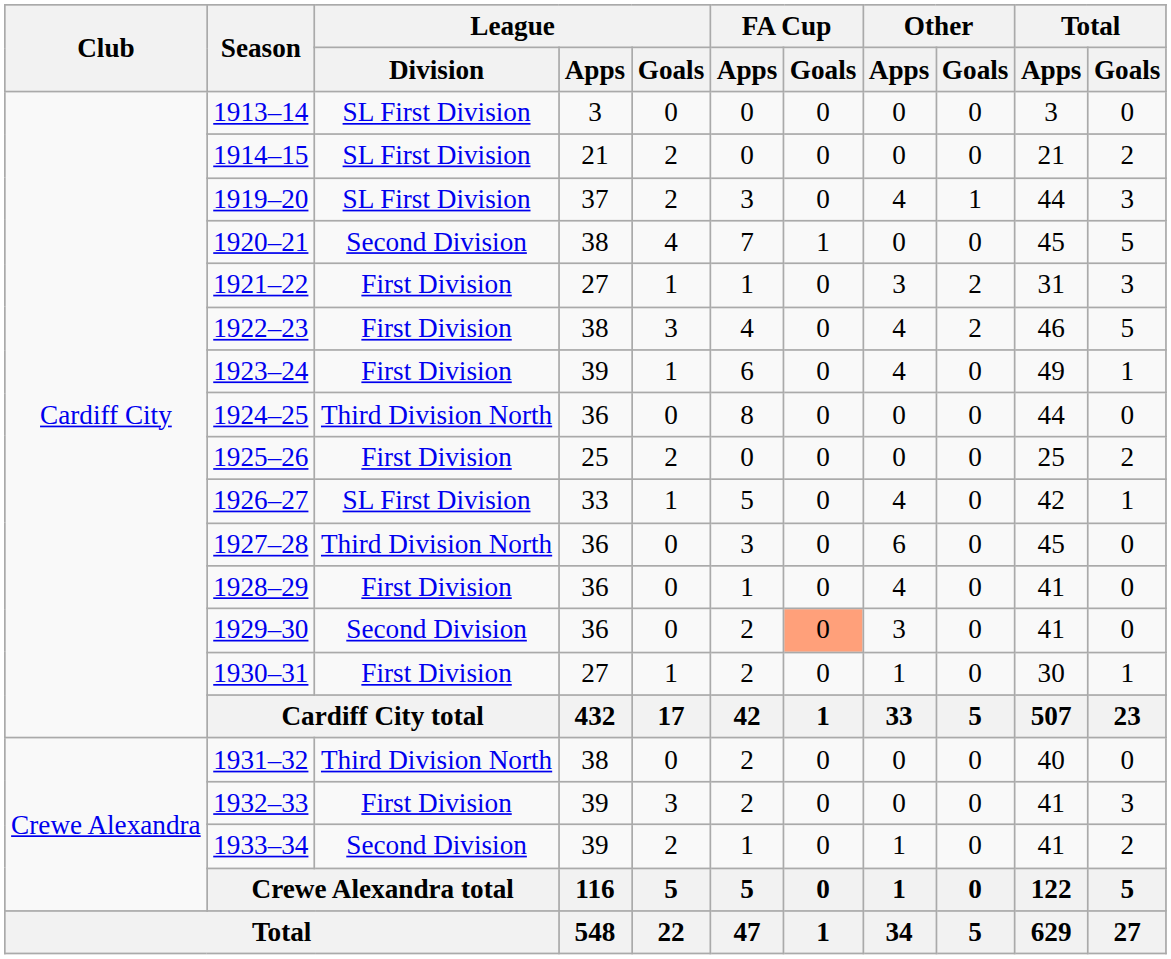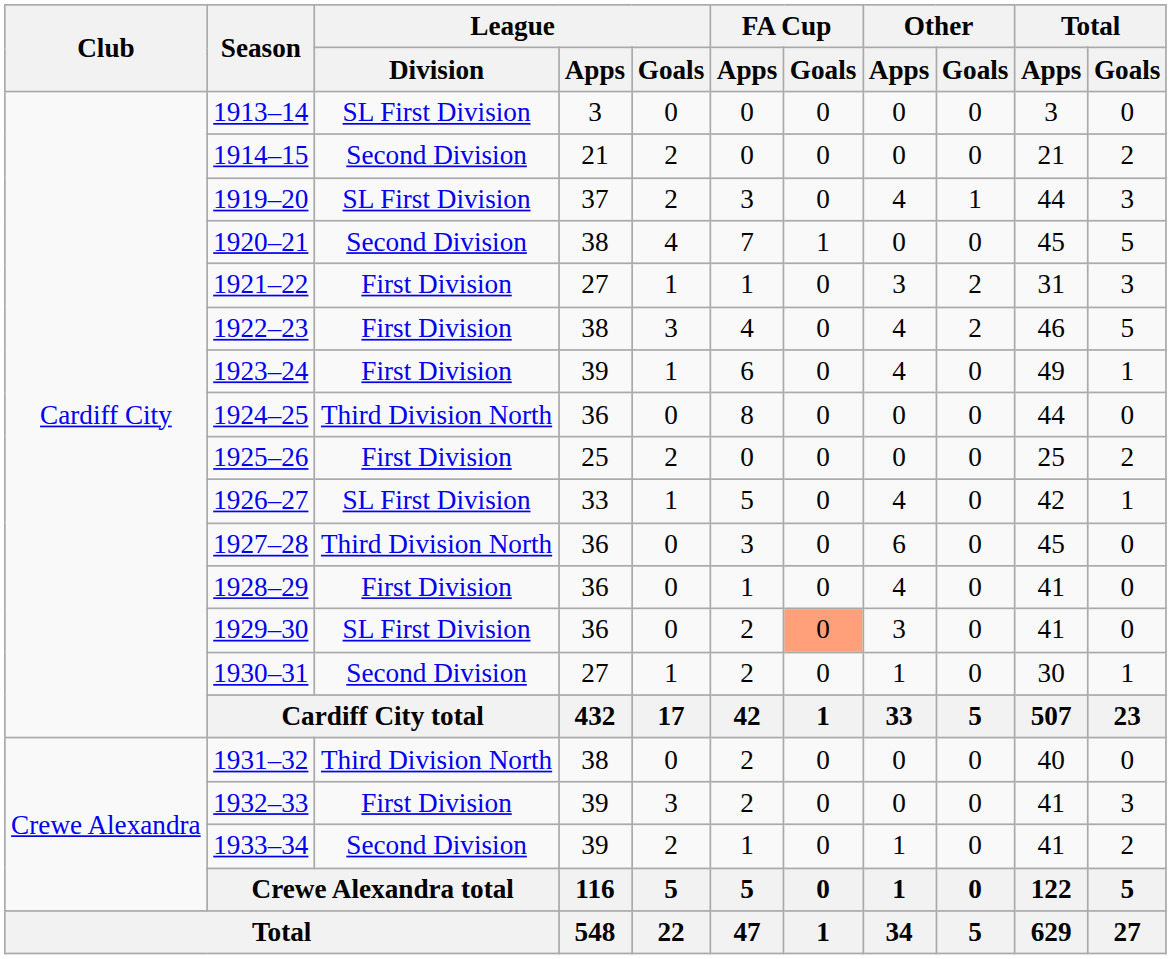(437, 155) SL First Division -> (437, 155) Second Division
(437, 629) Second Division -> (437, 629) SL First Division
(437, 673) First Division -> (437, 673) Second Division
